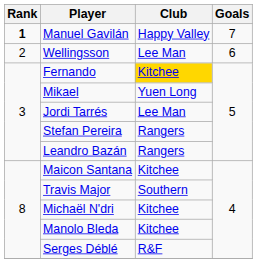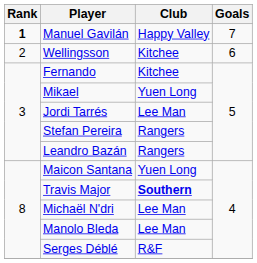(162, 53) Lee Man -> (158, 53) Kitchee
(158, 72) gold background -> (158, 72) no background
(158, 170) Kitchee -> (167, 170) Yuen Long
(163, 190) normal -> (165, 190) bold
(158, 209) Kitchee -> (162, 209) Lee Man
(158, 229) Kitchee -> (162, 229) Lee Man
